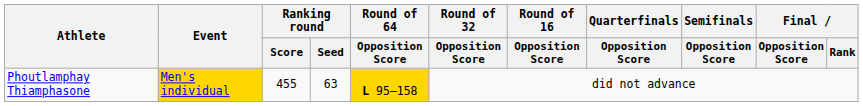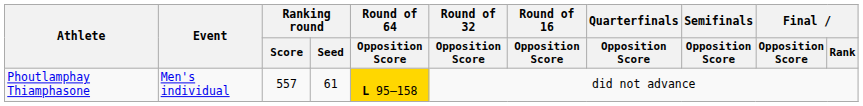(195, 84) gold background -> (195, 84) no background
(287, 84) 455 -> (287, 84) 557
(331, 84) 63 -> (331, 84) 61
